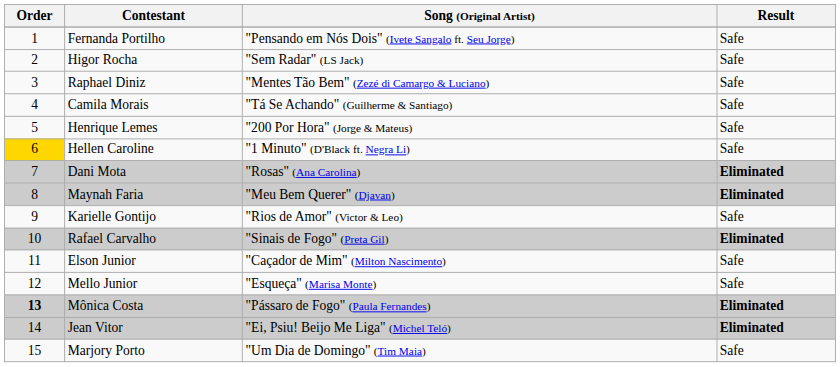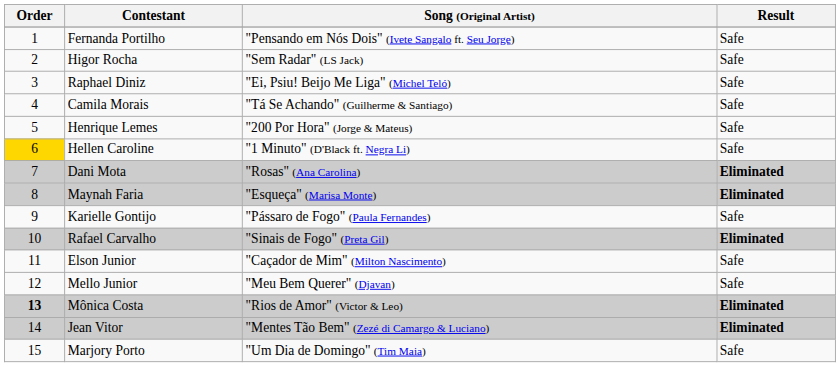(367, 83) "Mentes Tão Bem" (Zezé di Camargo & Luciano) -> (348, 83) "Ei, Psiu! Beijo Me Liga" (Michel Teló)
(320, 194) "Meu Bem Querer" (Djavan) -> (311, 194) "Esqueça" (Marisa Monte)
(324, 216) "Rios de Amor" (Victor & Leo) -> (338, 216) "Pássaro de Fogo" (Paula Fernandes)
(311, 283) "Esqueça" (Marisa Monte) -> (320, 283) "Meu Bem Querer" (Djavan)
(338, 306) "Pássaro de Fogo" (Paula Fernandes) -> (324, 306) "Rios de Amor" (Victor & Leo)
(348, 328) "Ei, Psiu! Beijo Me Liga" (Michel Teló) -> (367, 328) "Mentes Tão Bem" (Zezé di Camargo & Luciano)
